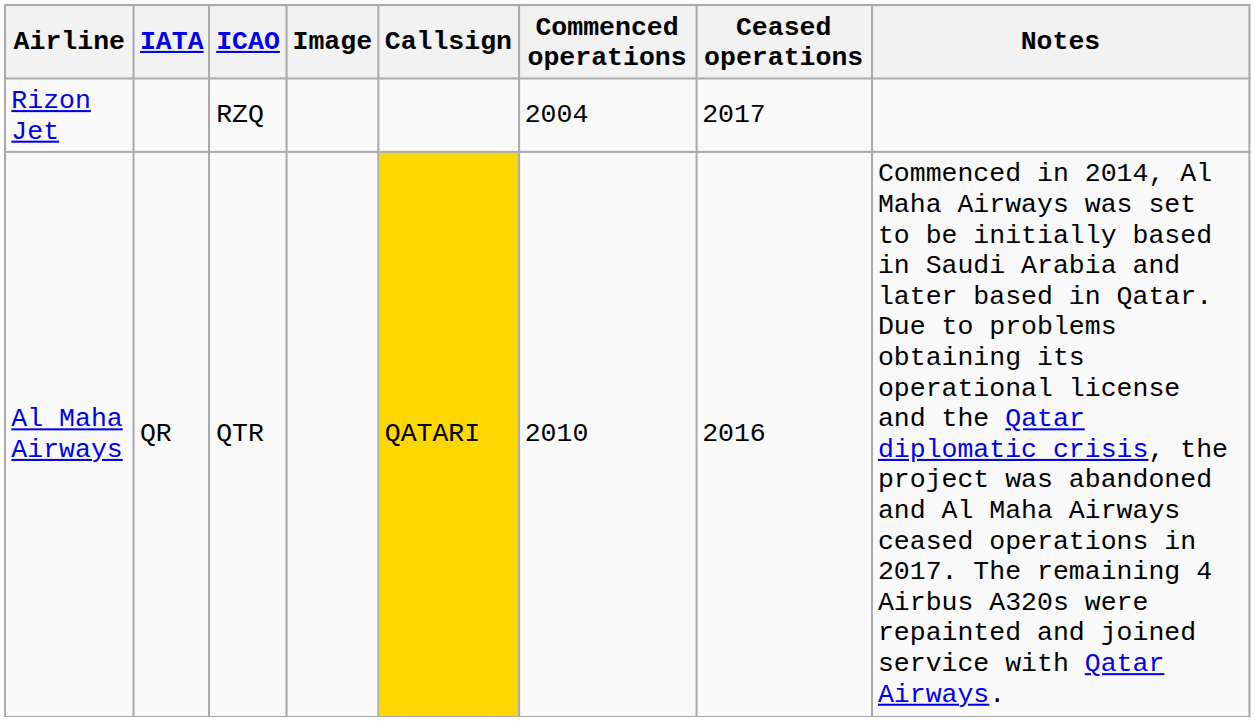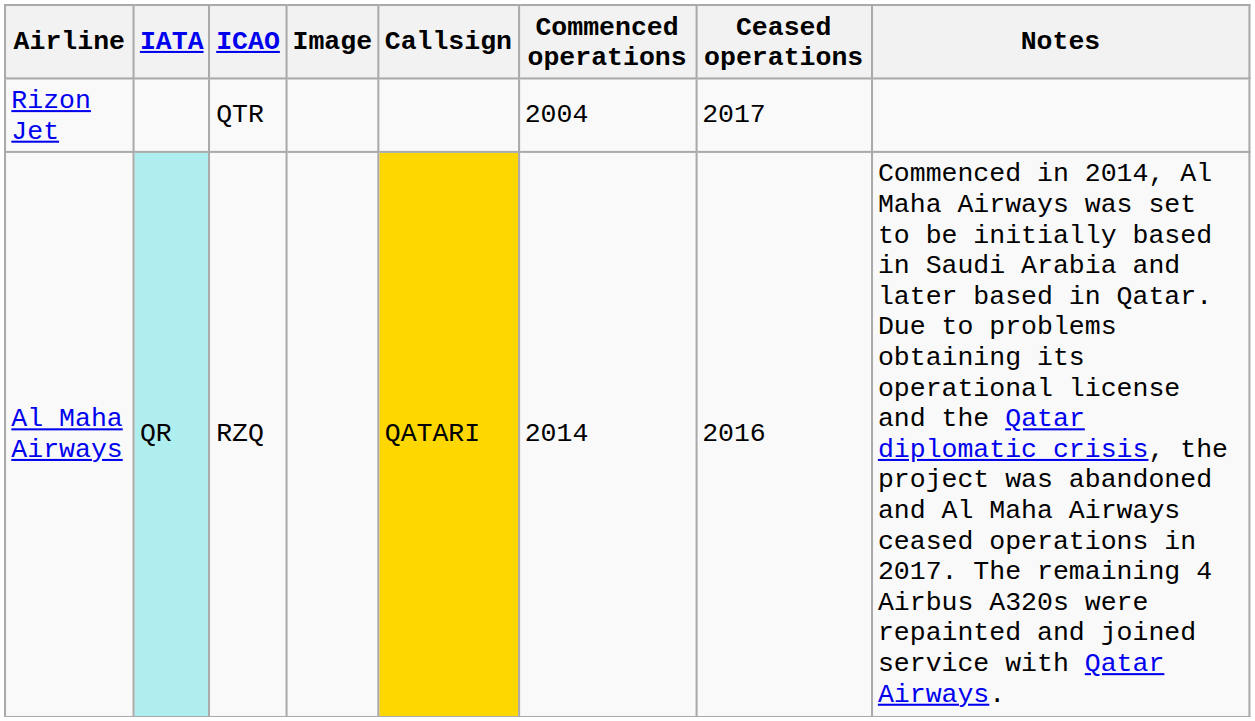(240, 116) RZQ -> (240, 116) QTR
(156, 434) no background -> (156, 434) paleturquoise background
(240, 434) QTR -> (240, 434) RZQ
(557, 434) 2010 -> (557, 434) 2014
